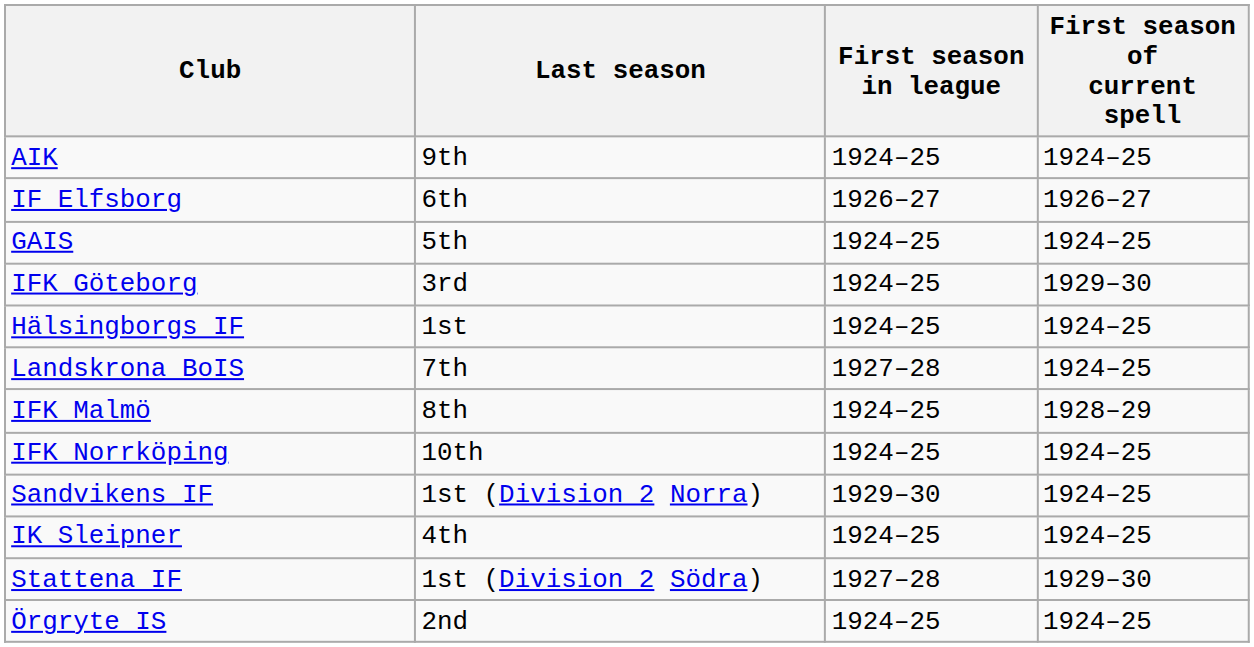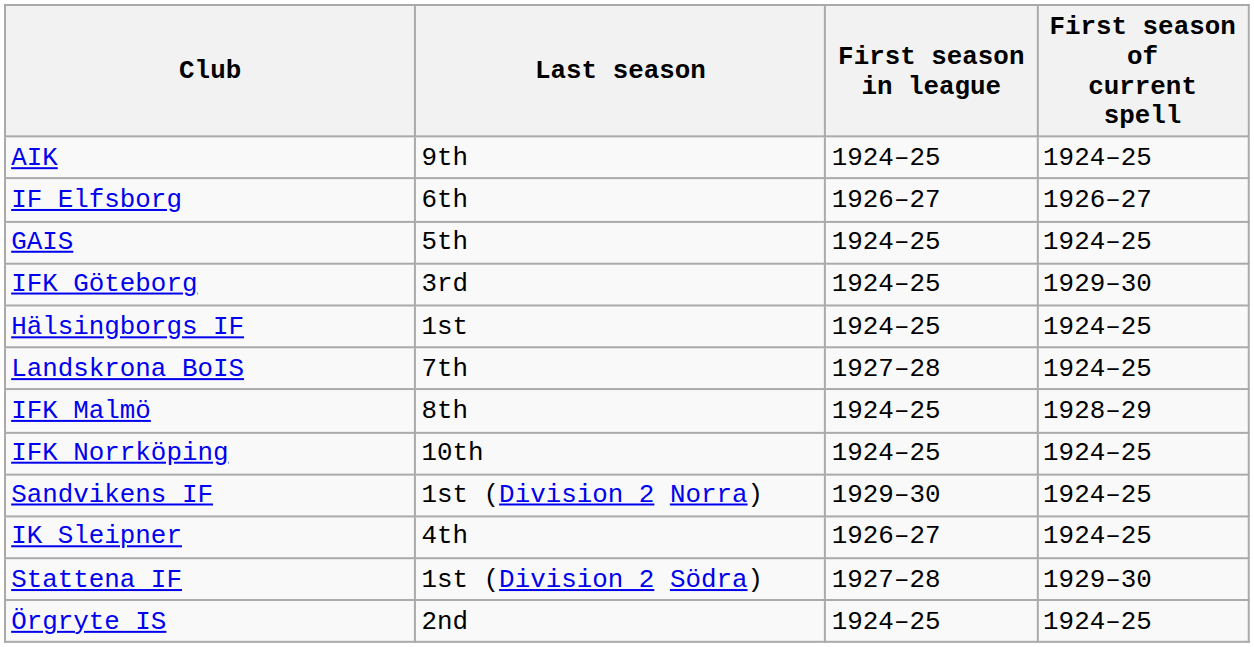(886, 537) 1924–25 -> (886, 537) 1926–27
